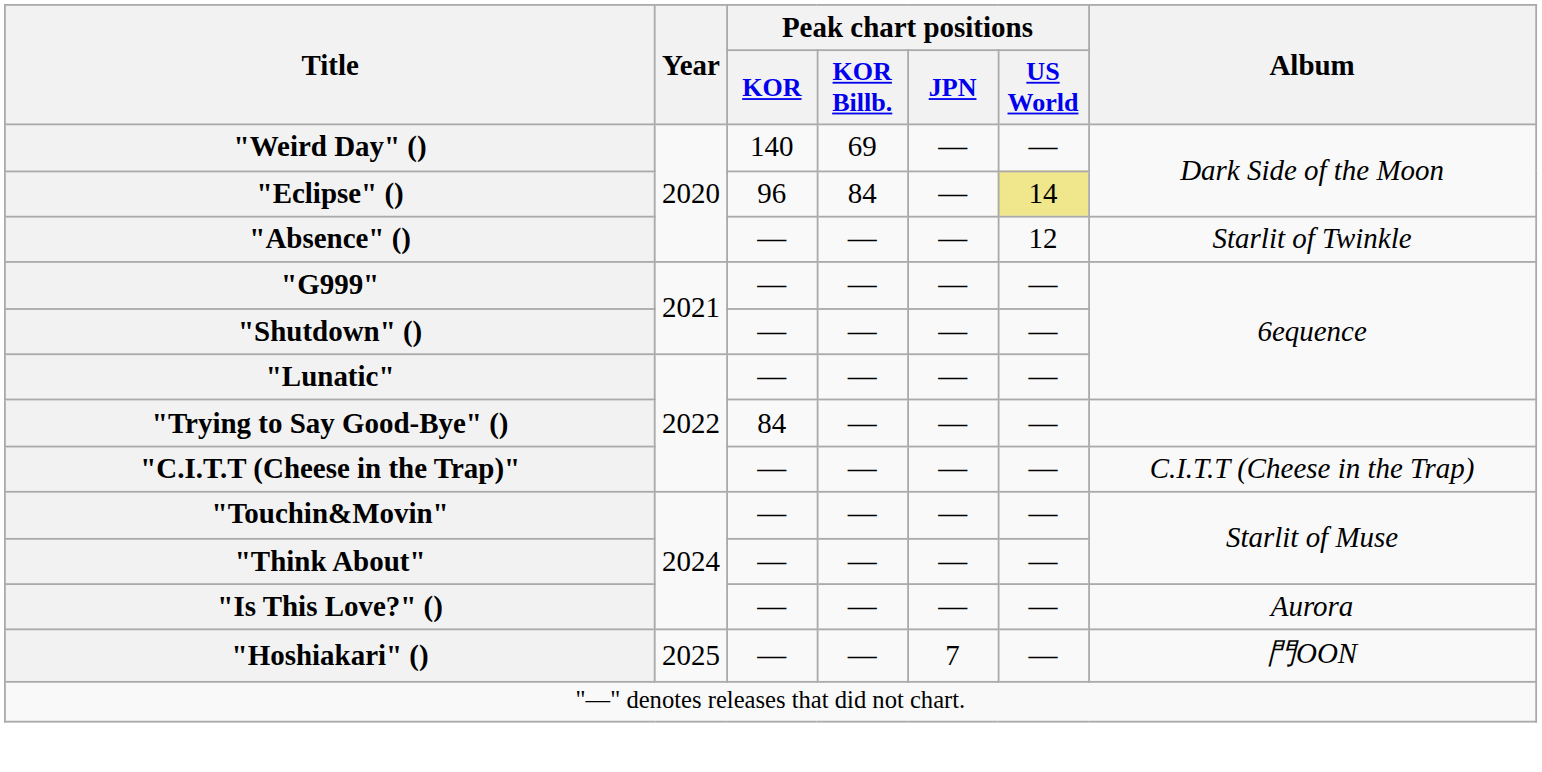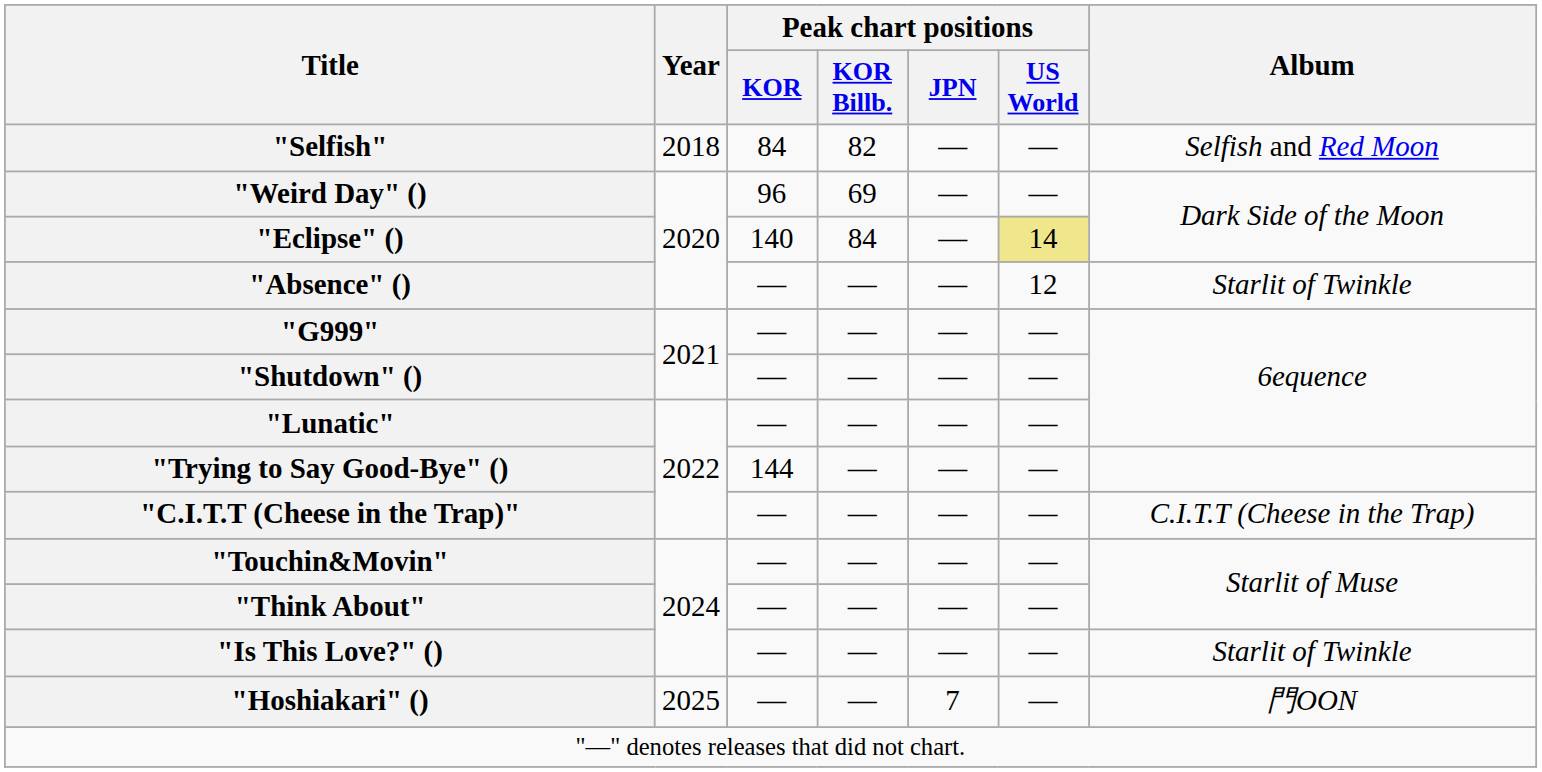+ row: (330, 147)
(772, 147) 140 -> (772, 193) 96
(772, 193) 96 -> (772, 239) 140
(772, 422) 84 -> (772, 468) 144
(1312, 606) Aurora -> (1312, 652) Starlit of Twinkle
